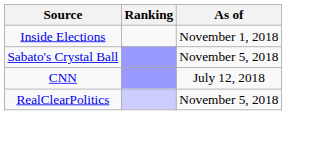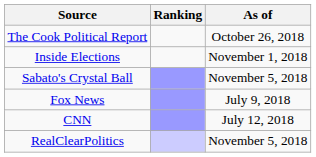+ row: (77, 36)
+ row: (77, 99)
